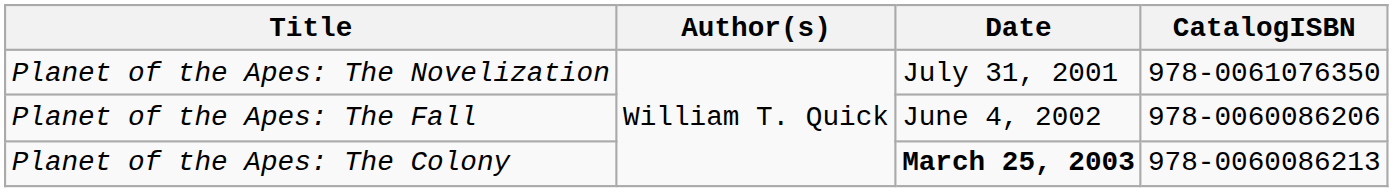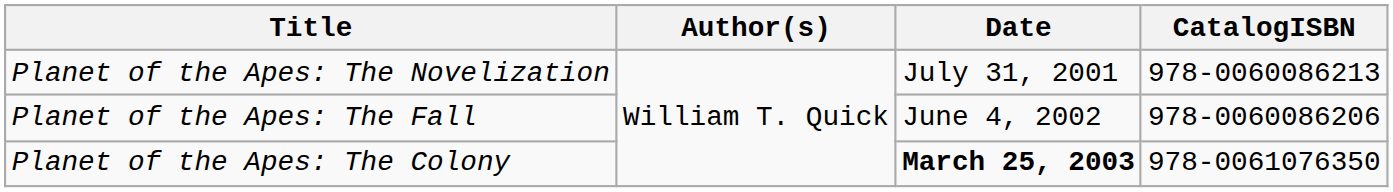(1264, 73) 978-0061076350 -> (1264, 73) 978-0060086213
(1264, 163) 978-0060086213 -> (1264, 163) 978-0061076350
